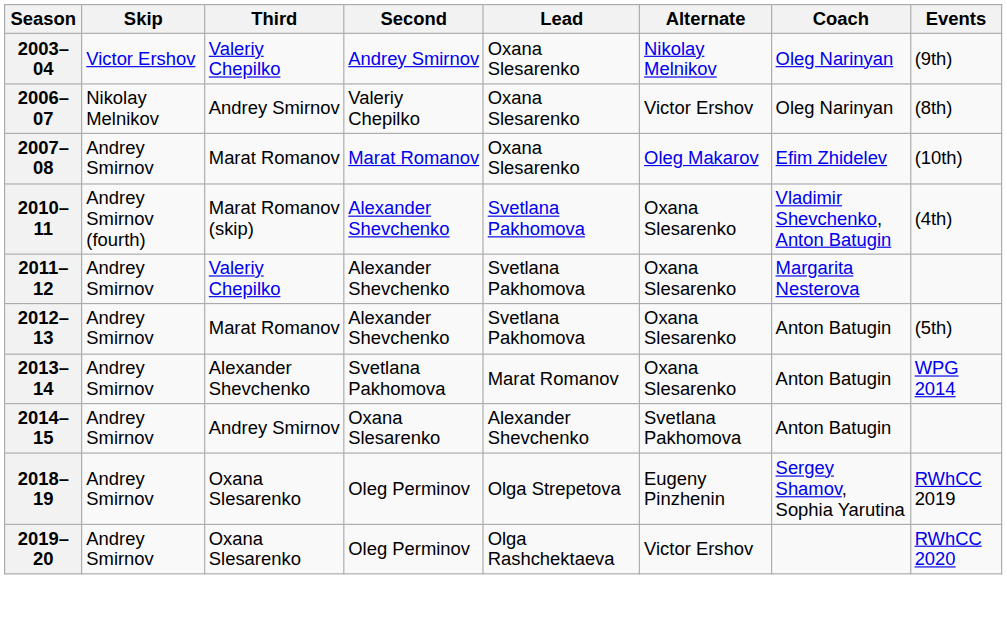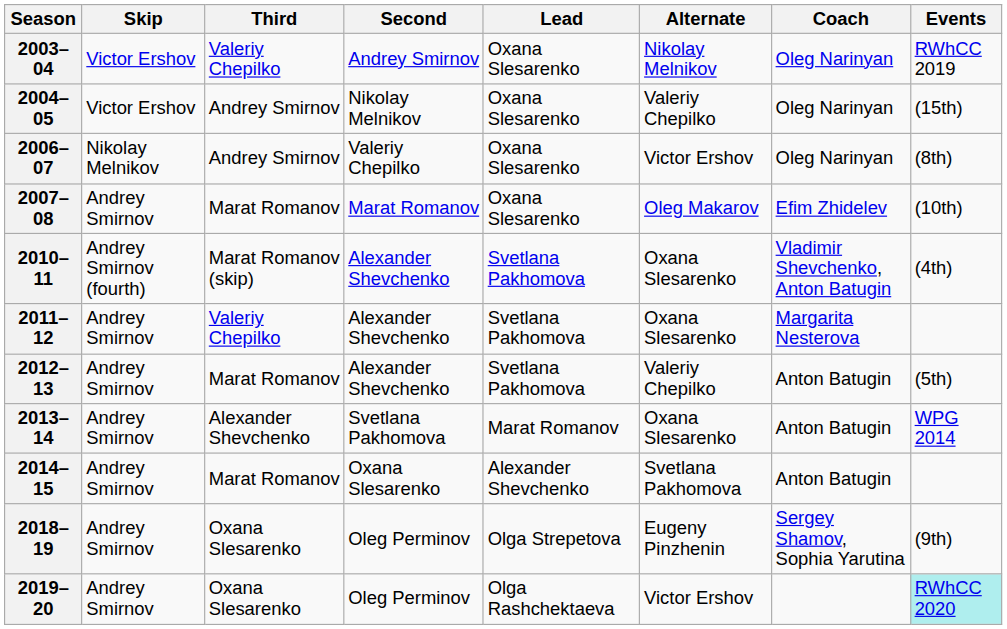(934, 58) (9th) -> (948, 58) RWhCC 2019
+ row: (43, 108)
(690, 328) Oxana Slesarenko -> (680, 378) Valeriy Chepilko
(274, 428) Andrey Smirnov -> (274, 478) Marat Romanov
(948, 488) RWhCC 2019 -> (934, 538) (9th)
(948, 548) no background -> (948, 598) paleturquoise background
